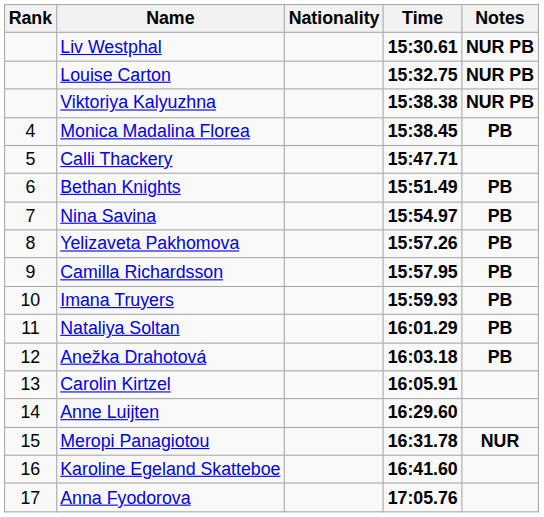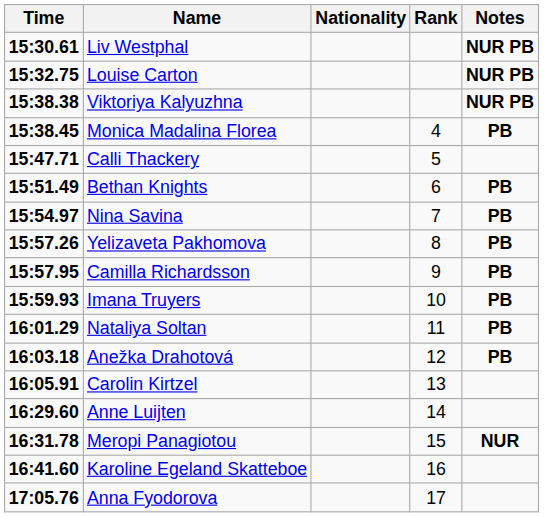columns swapped: (30, 18) <-> (423, 18)
